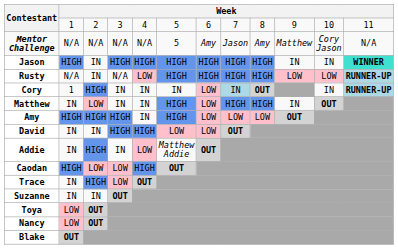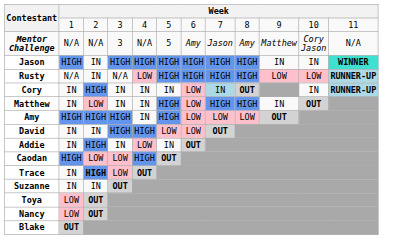(120, 44) N/A -> (120, 44) 3
(71, 90) 1 -> (71, 90) IN
(177, 150) Matthew Addie -> (169, 145) IN
(96, 182) normal -> (96, 172) bold
